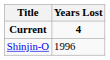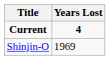(65, 47) 1996 -> (65, 47) 1969
